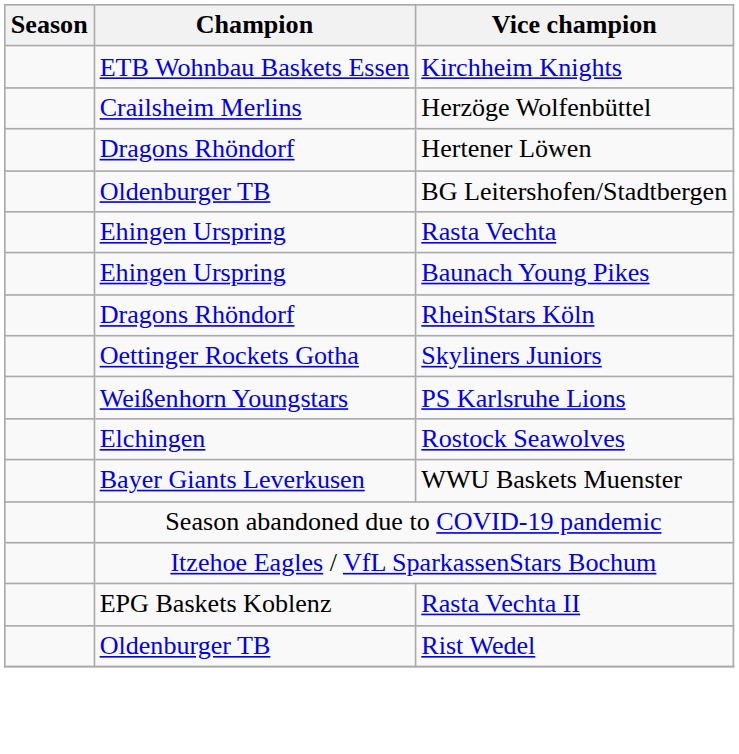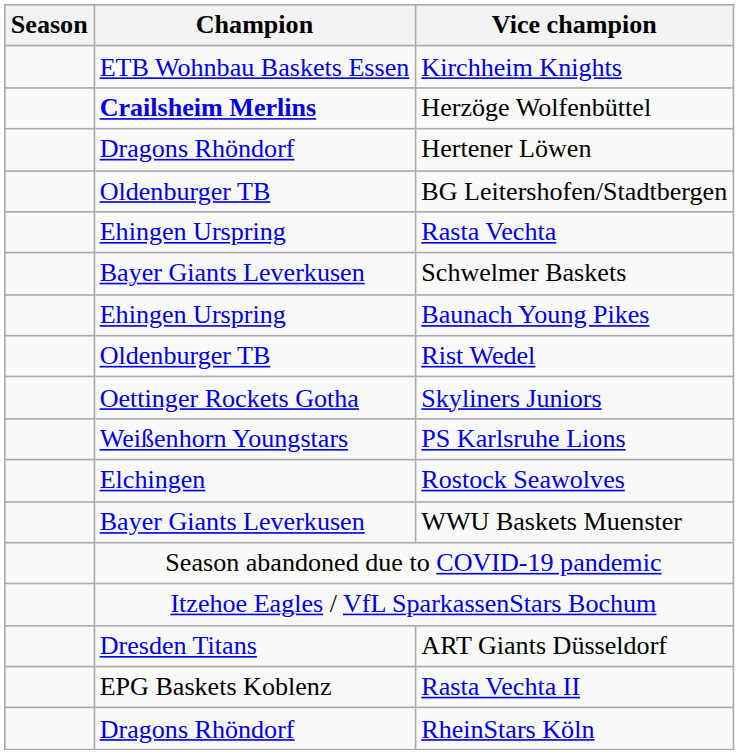(201, 107) normal -> (208, 107) bold
+ row: (524, 273)
rows swapped: (478, 645) <-> (508, 314)
+ row: (544, 645)
